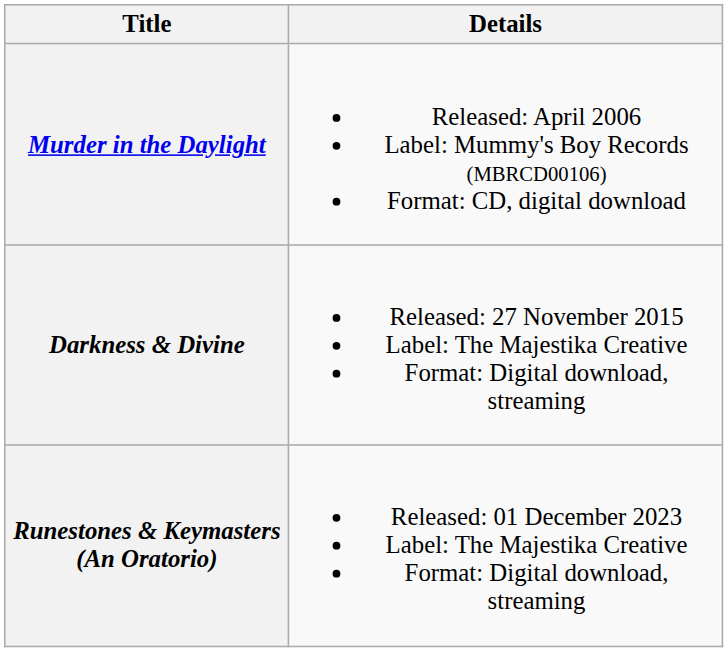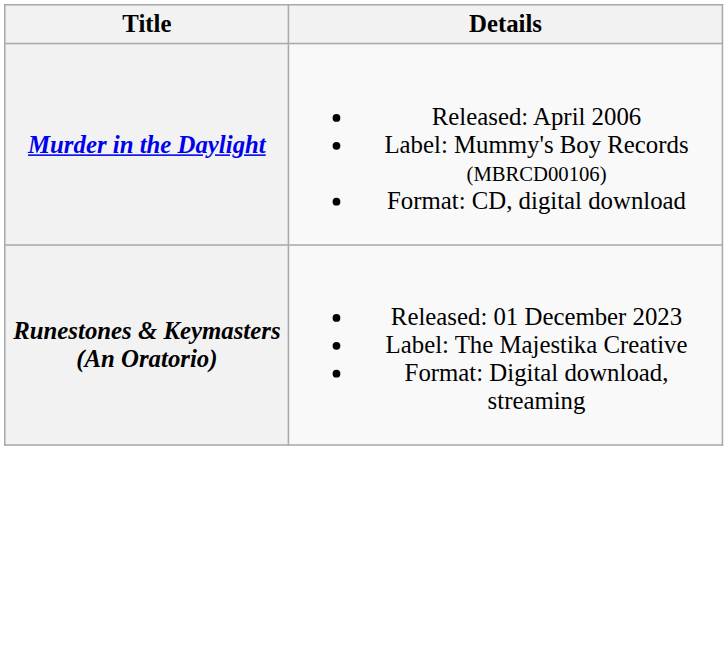- row: (147, 344)
